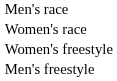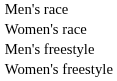rows swapped: (50, 69) <-> (59, 49)
